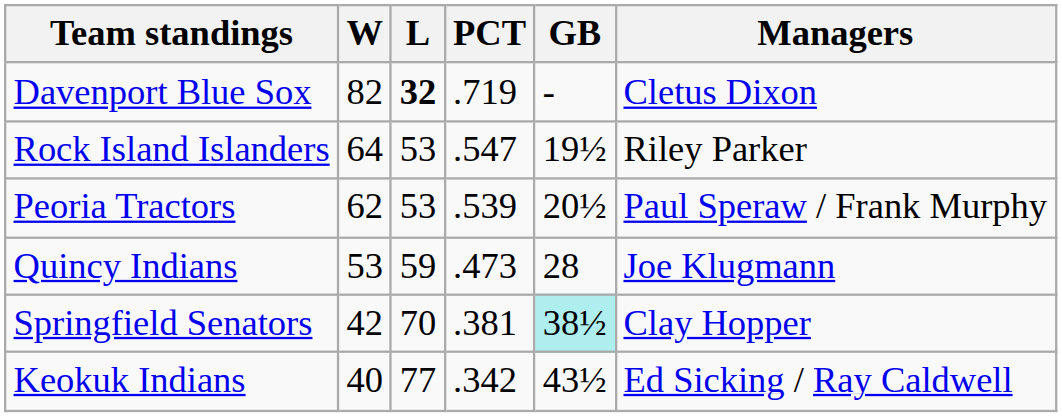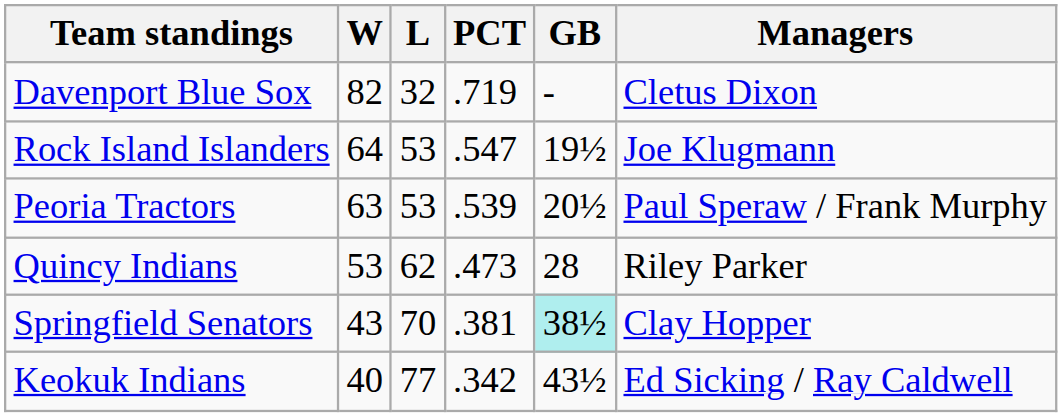(418, 91) bold -> (418, 91) normal
(715, 149) Riley Parker -> (729, 149) Joe Klugmann
(365, 206) 62 -> (365, 206) 63
(418, 264) 59 -> (418, 264) 62
(729, 264) Joe Klugmann -> (715, 264) Riley Parker
(365, 322) 42 -> (365, 322) 43
